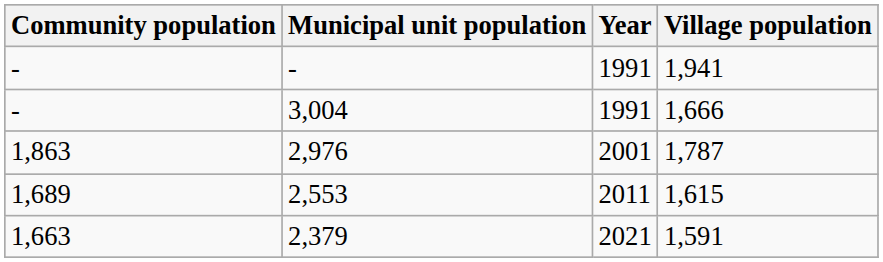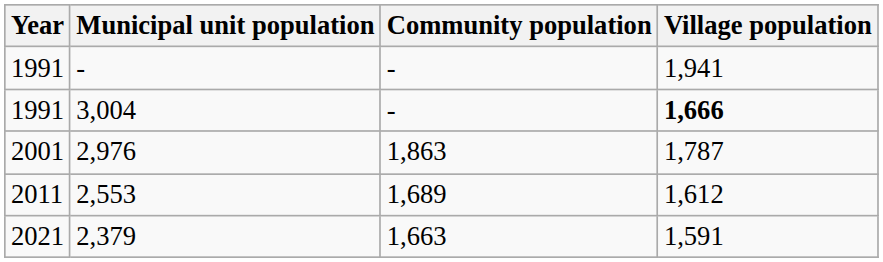columns swapped: (625, 25) <-> (143, 25)
(694, 109) normal -> (694, 109) bold
(694, 194) 1,615 -> (694, 194) 1,612
